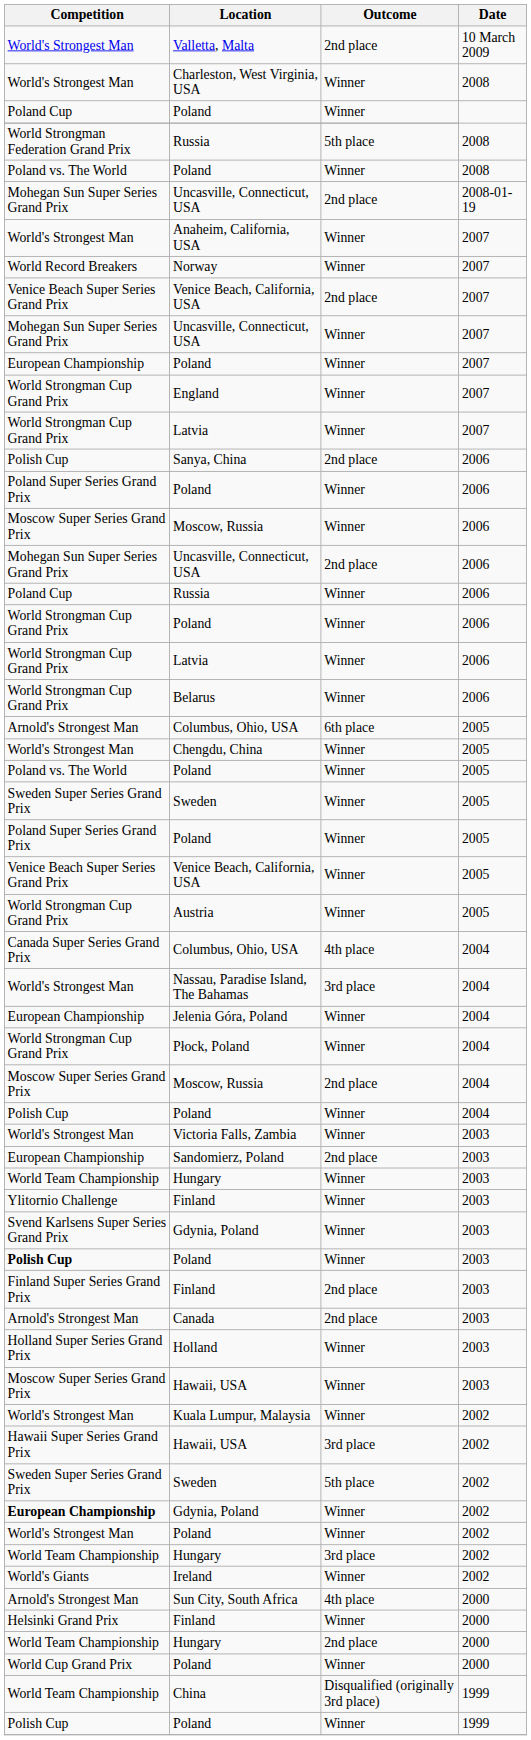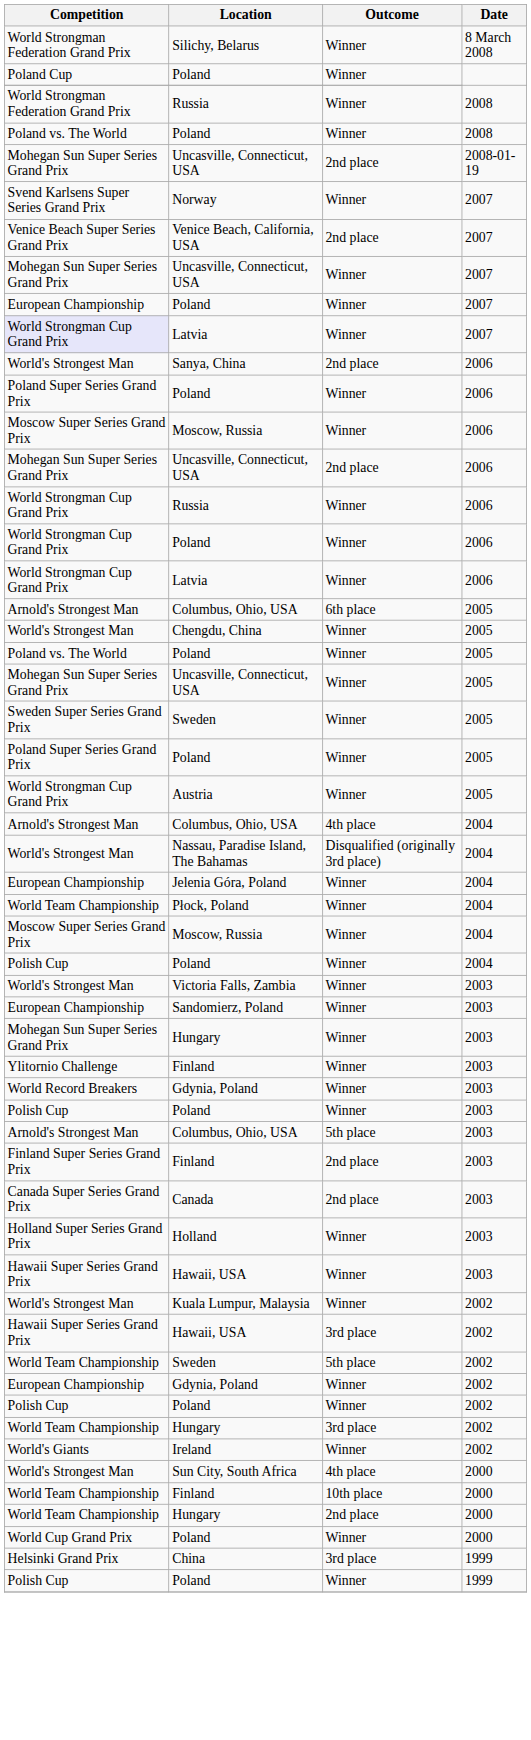- row: (214, 44)
- row: (245, 82)
+ row: (216, 44)
(349, 141) 5th place -> (346, 104) Winner
- row: (231, 237)
(72, 267) World Record Breakers -> (68, 200) Svend Karlsens Super Series Grand Prix
- row: (196, 393)
(70, 430) no background -> (70, 334) lavender background
(38, 460) Polish Cup -> (71, 363) World's Strongest Man
(40, 593) Poland Cup -> (70, 505) World Strongman Cup Grand Prix
- row: (194, 698)
+ row: (240, 682)
- row: (244, 875)
(83, 950) Canada Super Series Grand Prix -> (73, 824) Arnold's Strongest Man
(350, 987) 3rd place -> (390, 853) Disqualified (originally 3rd place)
(70, 1046) World Strongman Cup Grand Prix -> (83, 905) World Team Championship
(351, 1083) 2nd place -> (346, 934) Winner
(351, 1157) 2nd place -> (346, 1007) Winner
(83, 1178) World Team Championship -> (82, 1037) Mohegan Sun Super Series Grand Prix
(87, 1230) Svend Karlsens Super Series Grand Prix -> (72, 1088) World Record Breakers
(40, 1259) bold -> (38, 1110) normal
+ row: (235, 1132)
(73, 1318) Arnold's Strongest Man -> (83, 1199) Canada Super Series Grand Prix
(87, 1385) Moscow Super Series Grand Prix -> (83, 1273) Hawaii Super Series Grand Prix
(85, 1482) Sweden Super Series Grand Prix -> (83, 1362) World Team Championship
(81, 1511) bold -> (76, 1384) normal
(71, 1533) World's Strongest Man -> (38, 1406) Polish Cup
(73, 1599) Arnold's Strongest Man -> (71, 1471) World's Strongest Man
(63, 1620) Helsinki Grand Prix -> (83, 1493) World Team Championship
(345, 1620) Winner -> (354, 1493) 10th place
(83, 1694) World Team Championship -> (63, 1559) Helsinki Grand Prix
(389, 1694) Disqualified (originally 3rd place) -> (351, 1559) 3rd place
